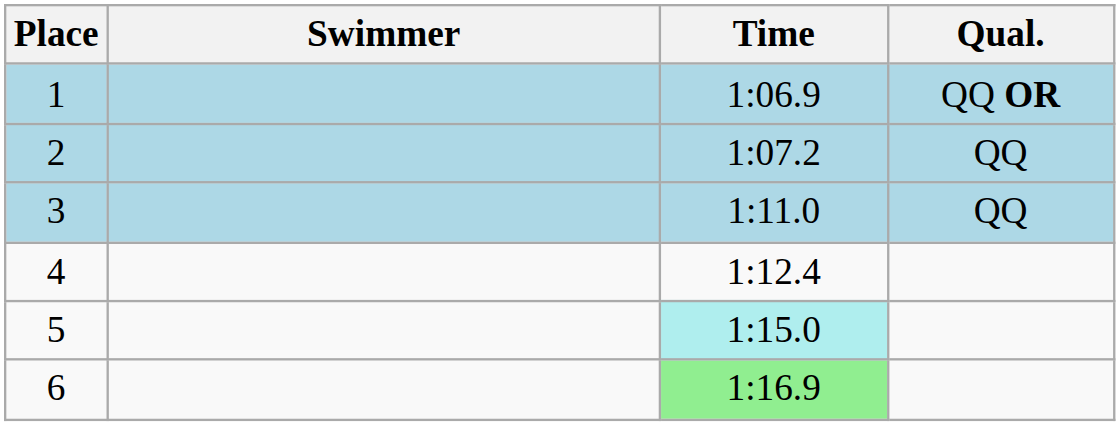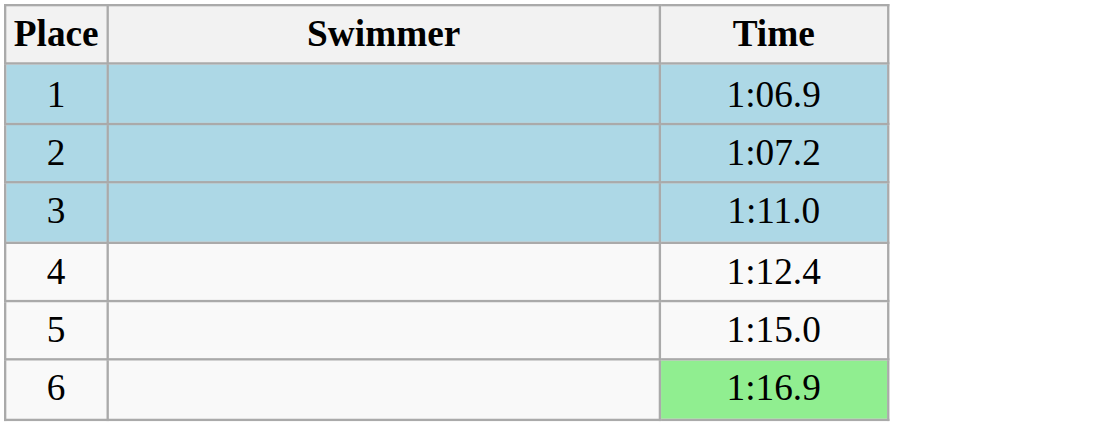- column: (1001, 34)
(774, 329) paleturquoise background -> (774, 329) no background
